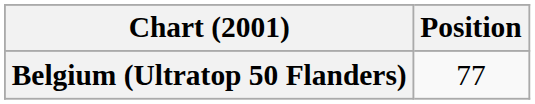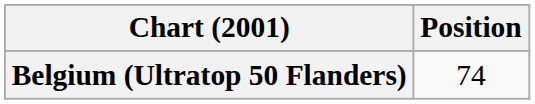(471, 74) 77 -> (471, 74) 74
